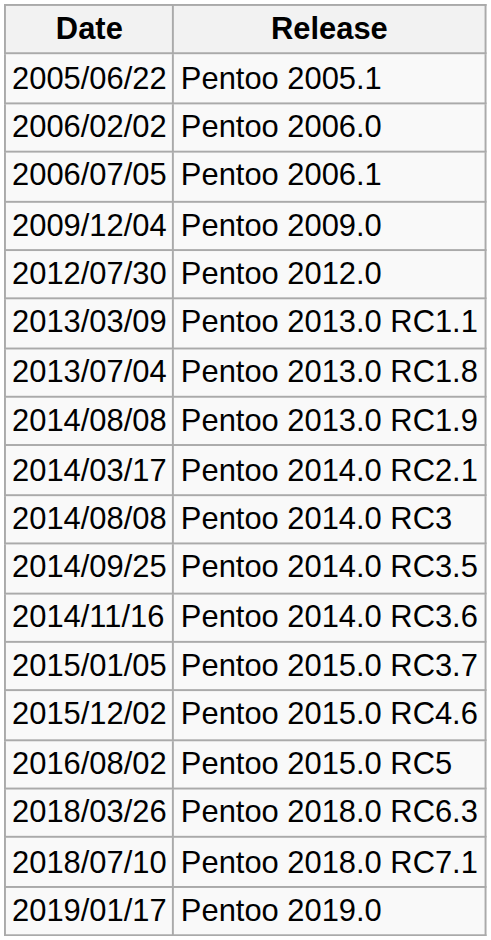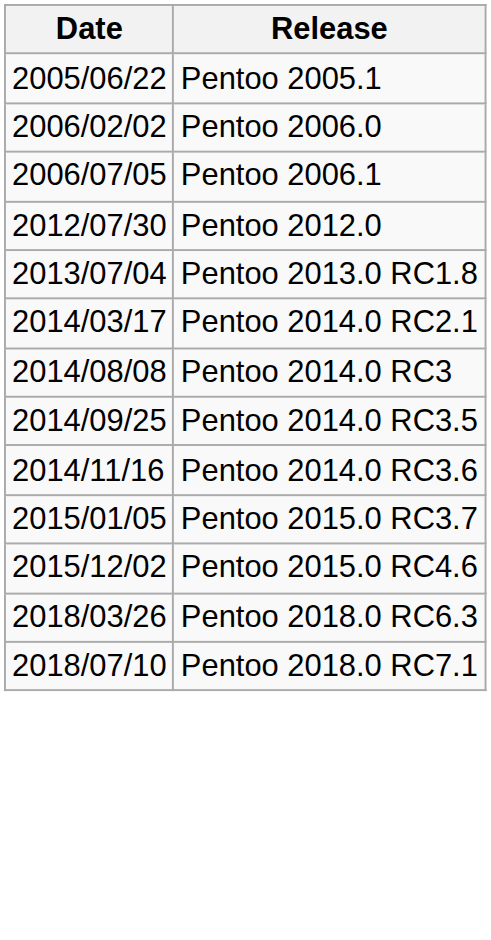- row: (281, 224)
- row: (329, 322)
- row: (329, 420)
- row: (316, 763)
- row: (281, 910)
